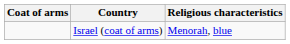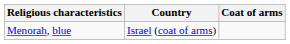columns swapped: (38, 13) <-> (225, 13)
